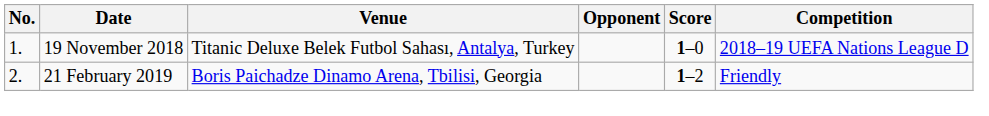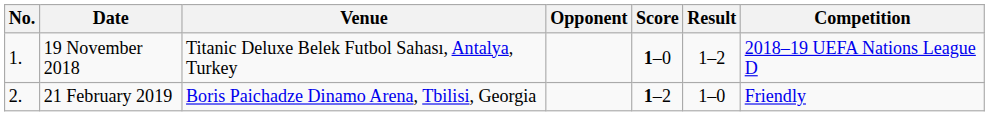+ column: (712, 18)
